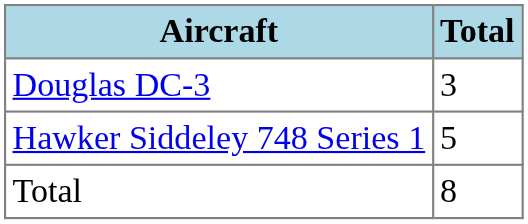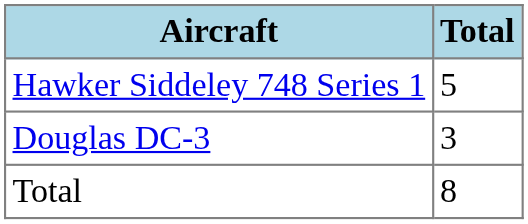rows swapped: (219, 137) <-> (111, 84)
